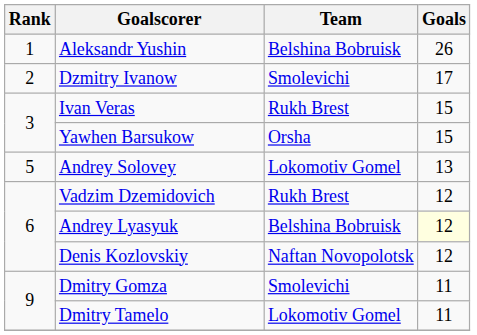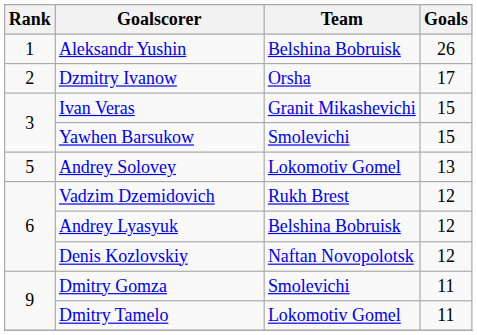(309, 78) Smolevichi -> (289, 78) Orsha
(308, 108) Rukh Brest -> (342, 108) Granit Mikashevichi
(289, 137) Orsha -> (309, 137) Smolevichi
(444, 226) lightyellow background -> (446, 226) no background
